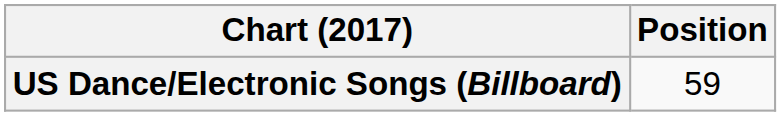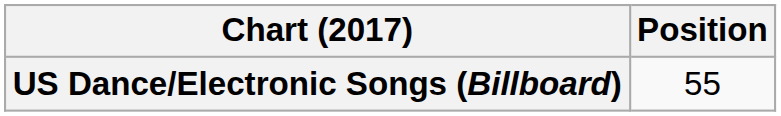(702, 83) 59 -> (702, 83) 55
